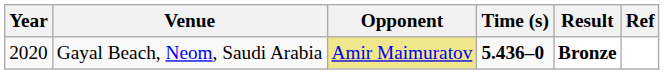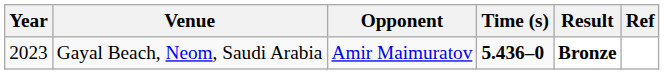(28, 52) 2020 -> (28, 52) 2023
(402, 52) khaki background -> (402, 52) no background
